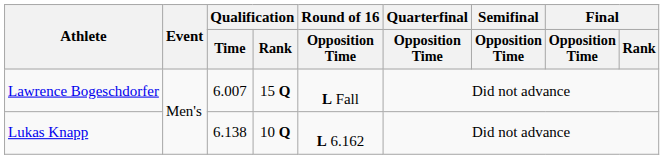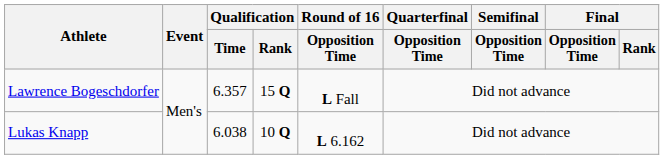(230, 90) 6.007 -> (230, 90) 6.357
(230, 133) 6.138 -> (230, 133) 6.038
